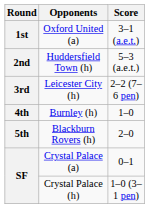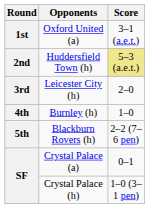(126, 62) no background -> (126, 62) khaki background
(126, 90) 2–2 (7–6 pen) -> (126, 90) 2–0
(126, 134) 2–0 -> (126, 134) 2–2 (7–6 pen)
